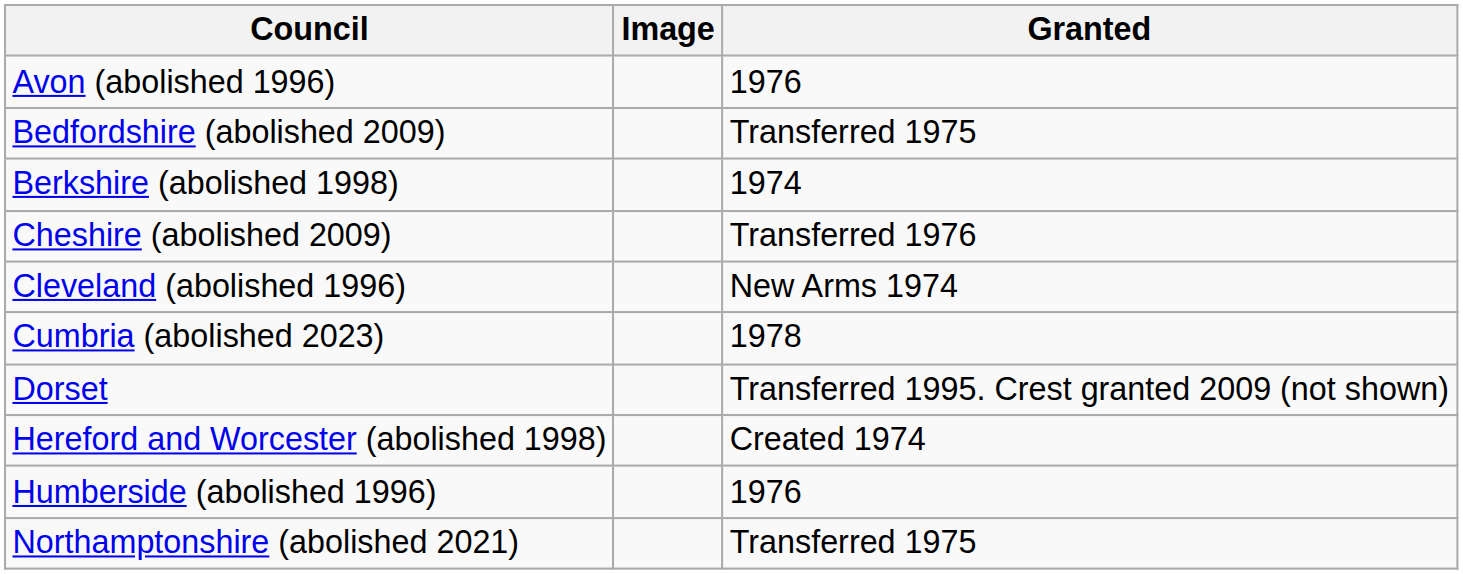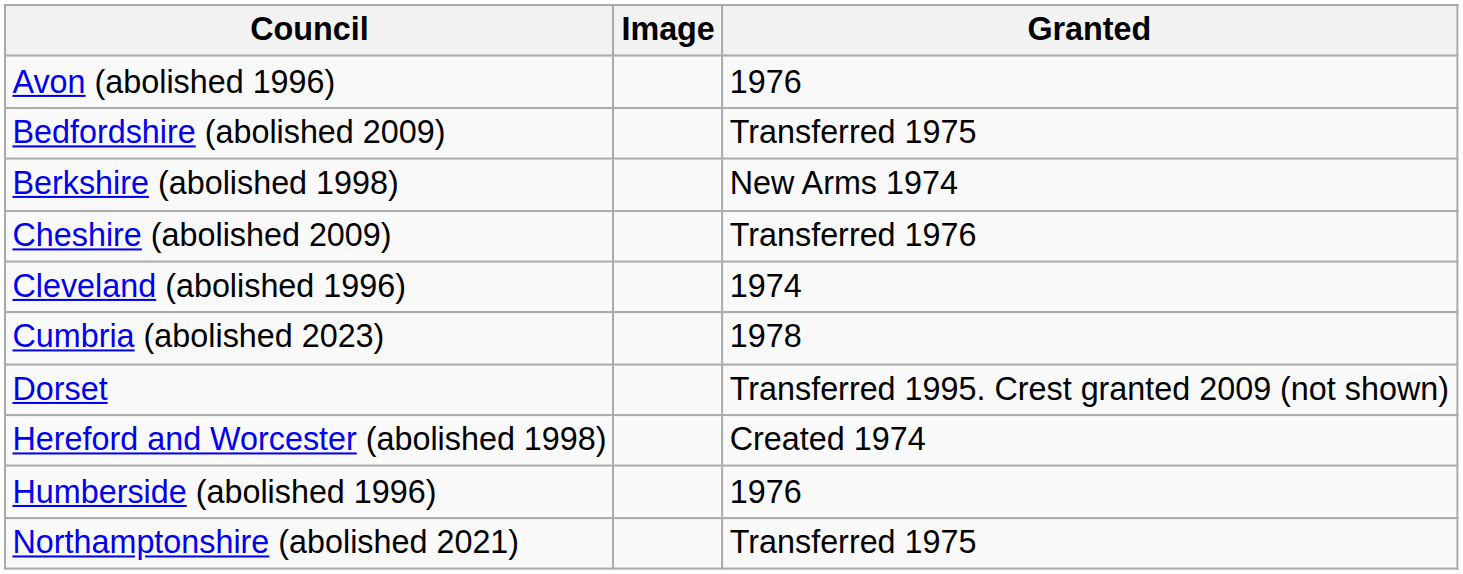(766, 183) 1974 -> (844, 183) New Arms 1974
(844, 286) New Arms 1974 -> (766, 286) 1974
